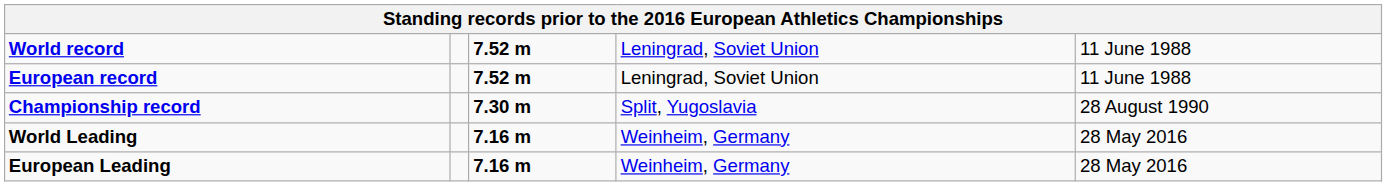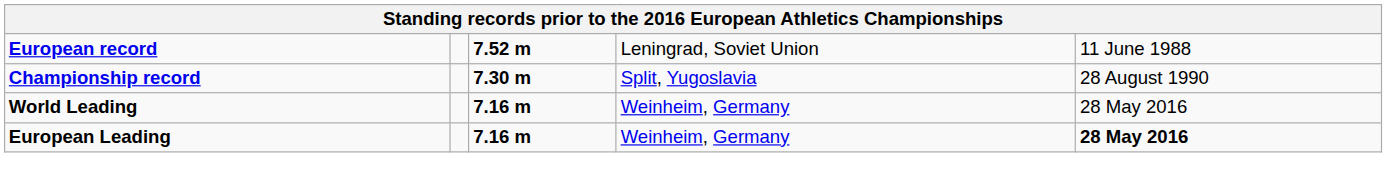- row: (66, 48)
(1134, 166) normal -> (1134, 136) bold
